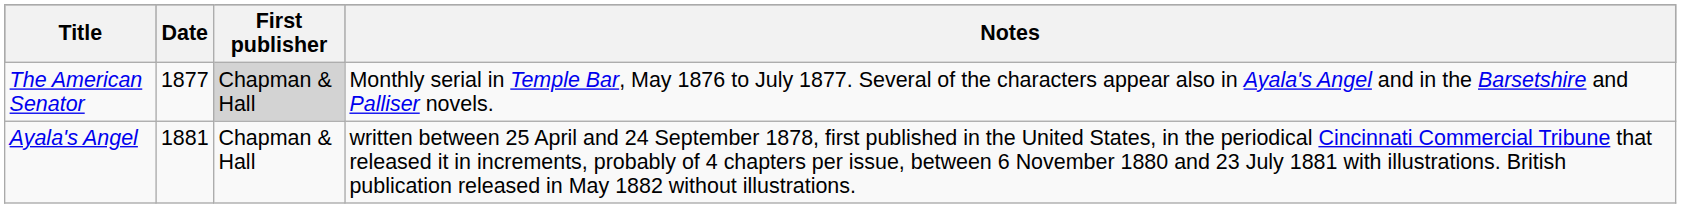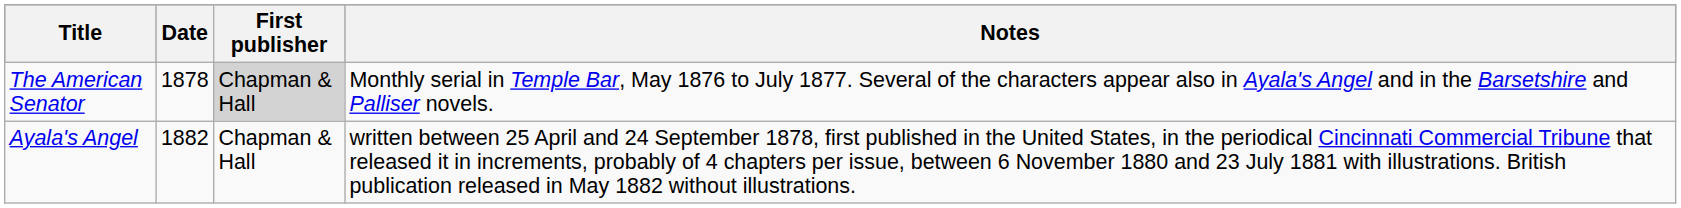(185, 79) 1877 -> (185, 79) 1878
(185, 137) 1881 -> (185, 137) 1882
